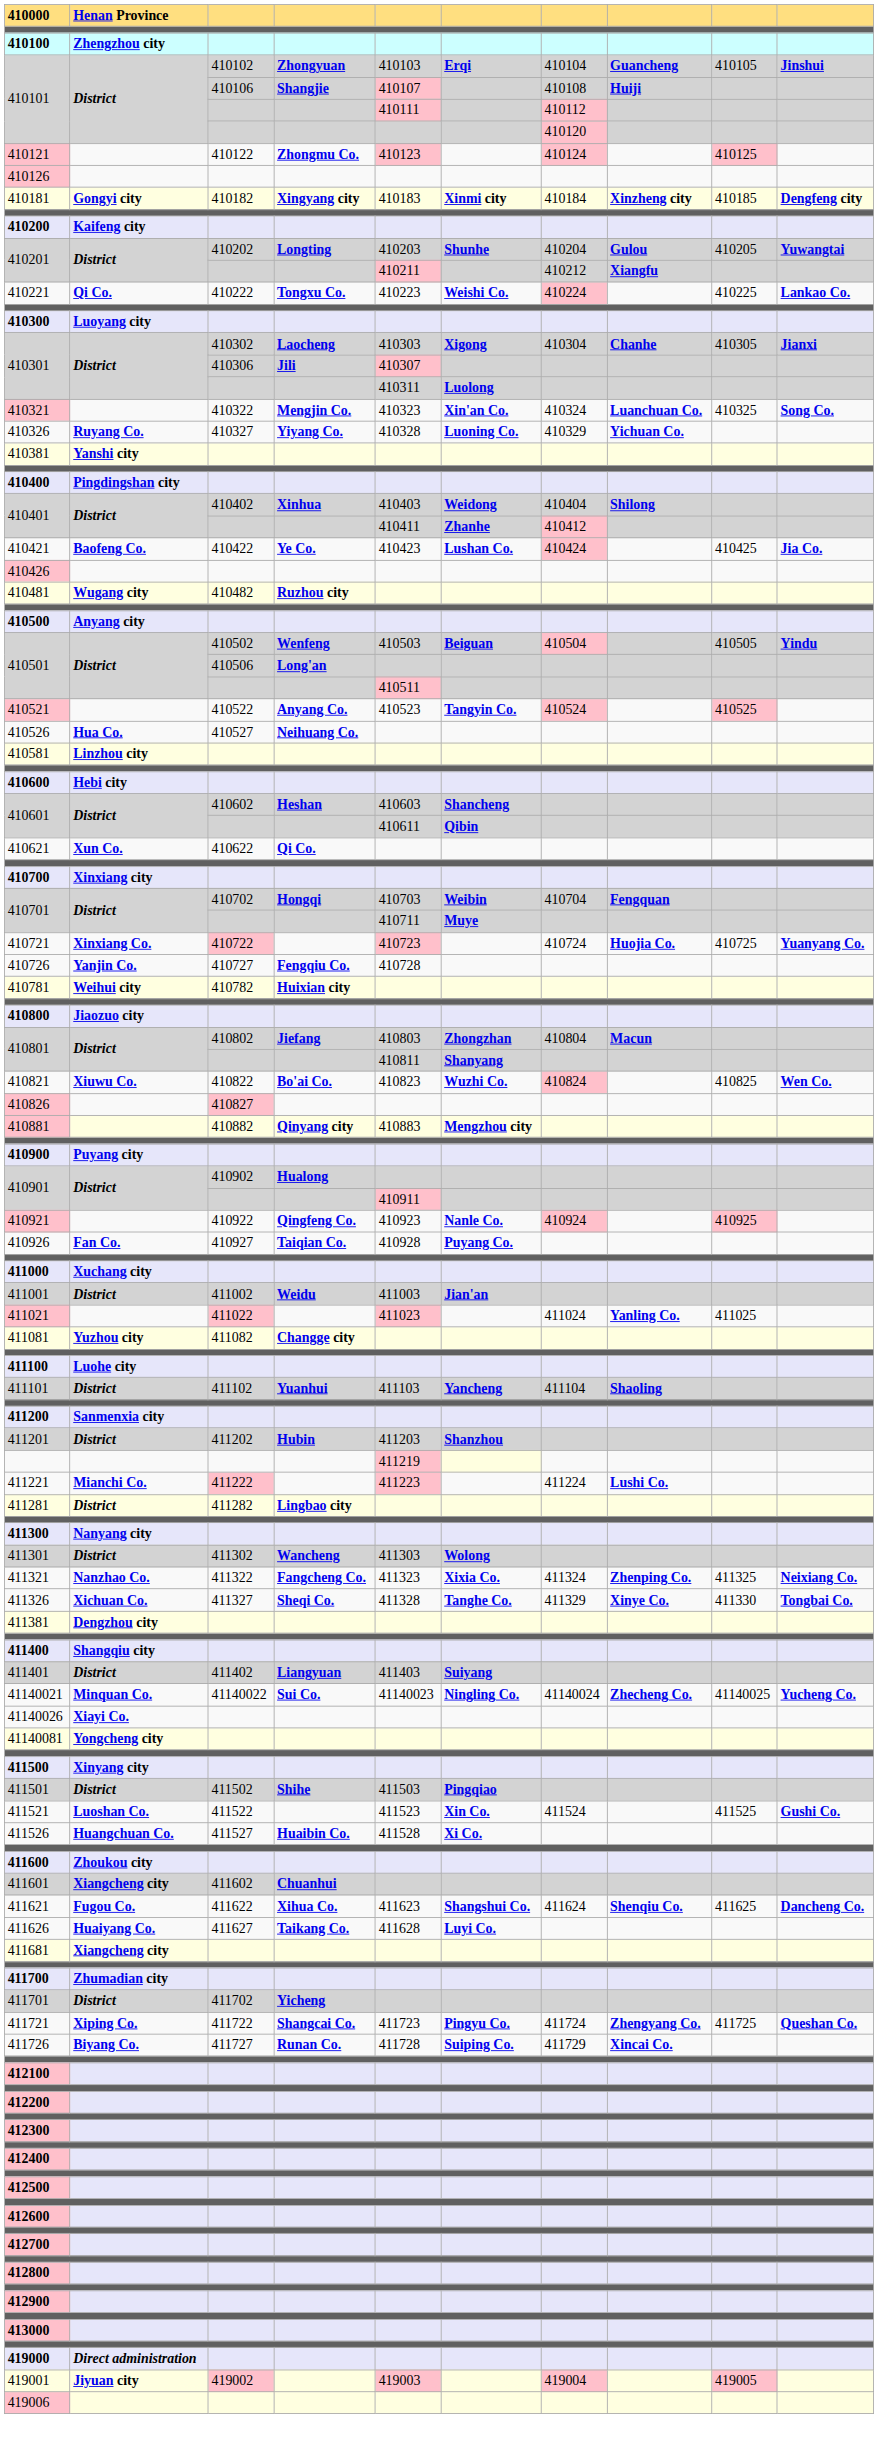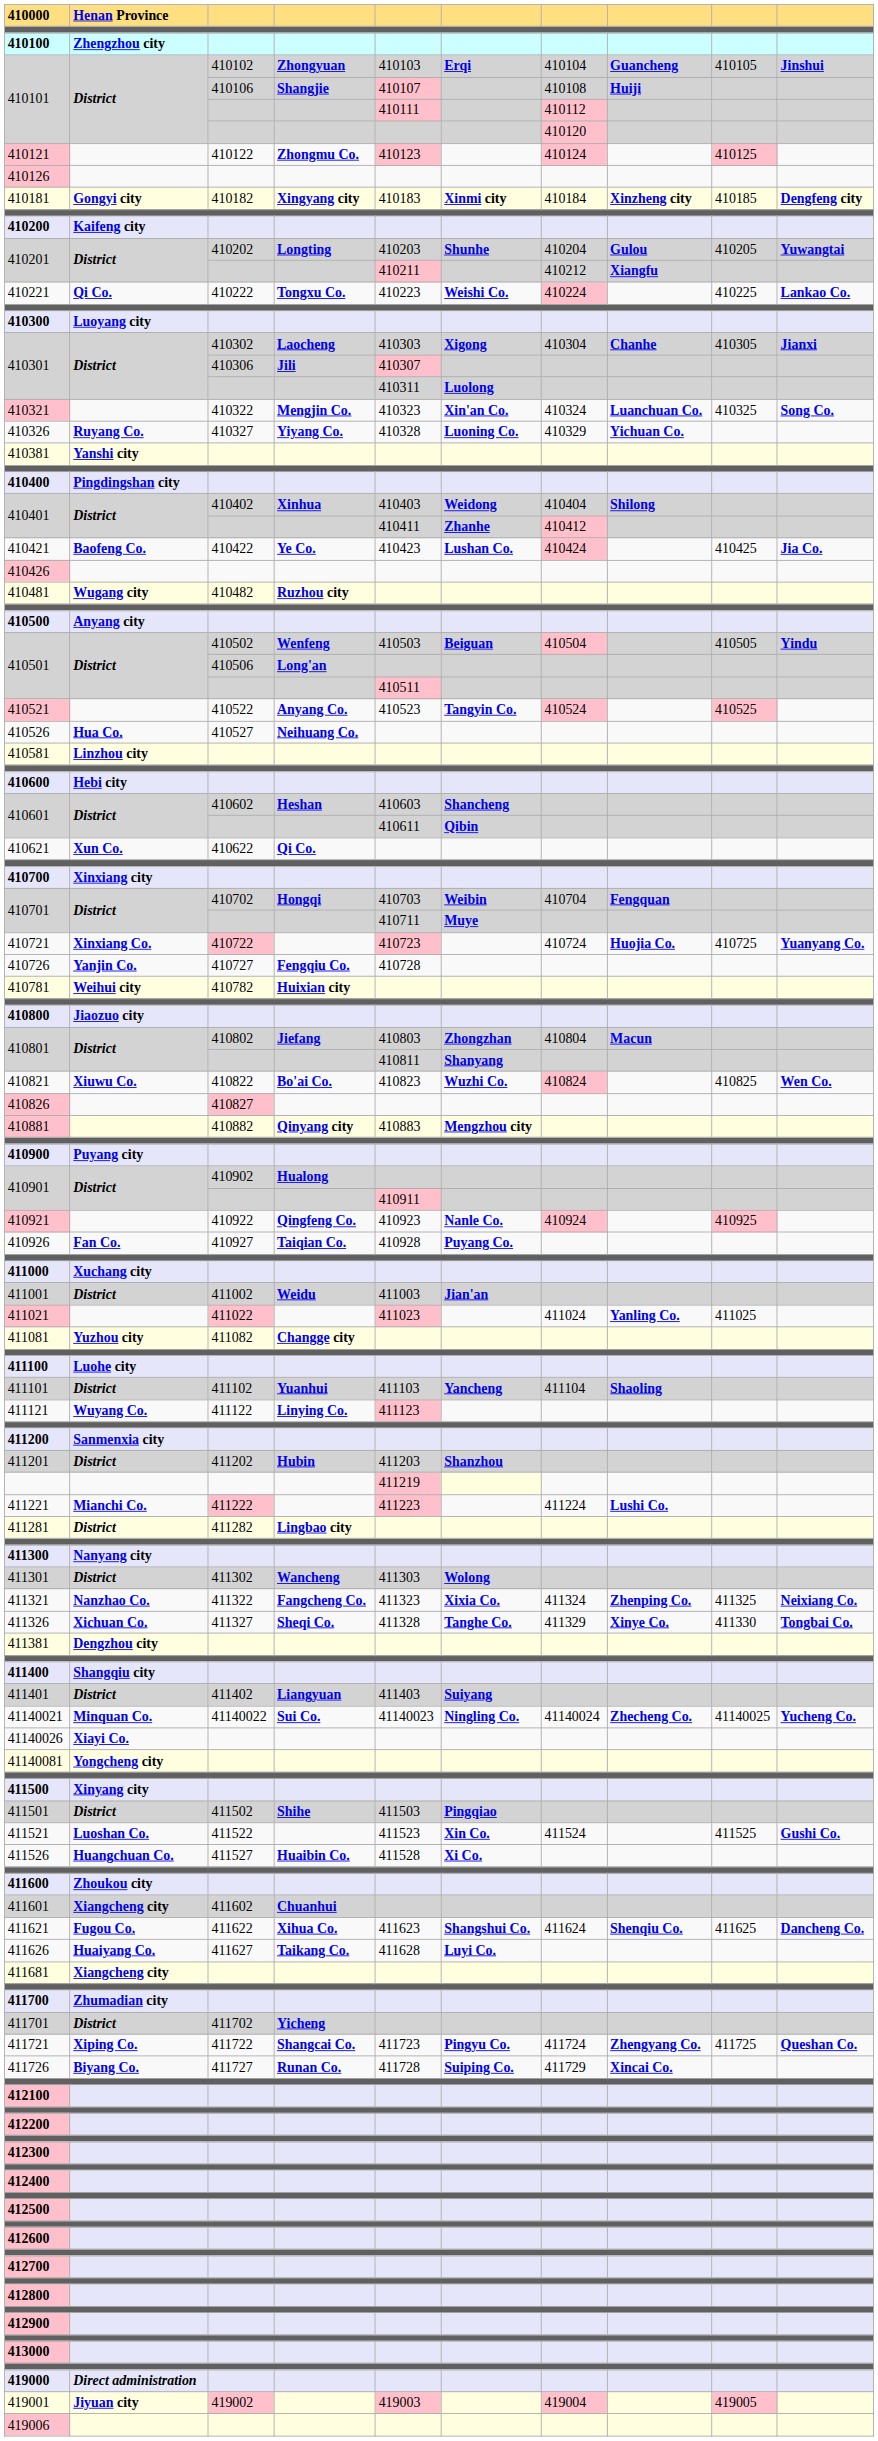+ row: (28, 1410)
